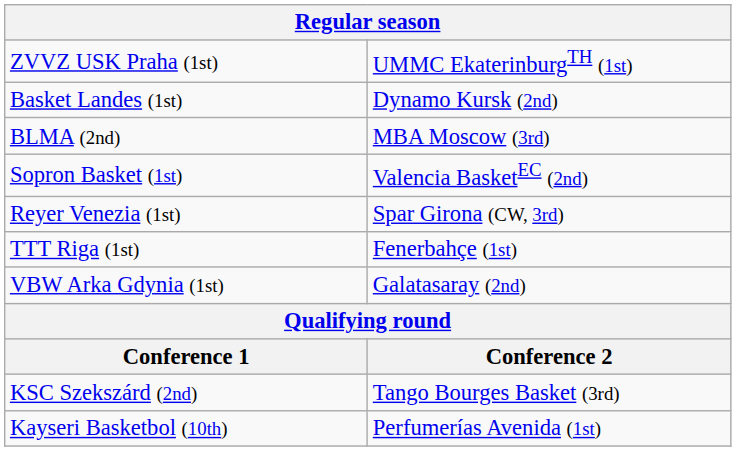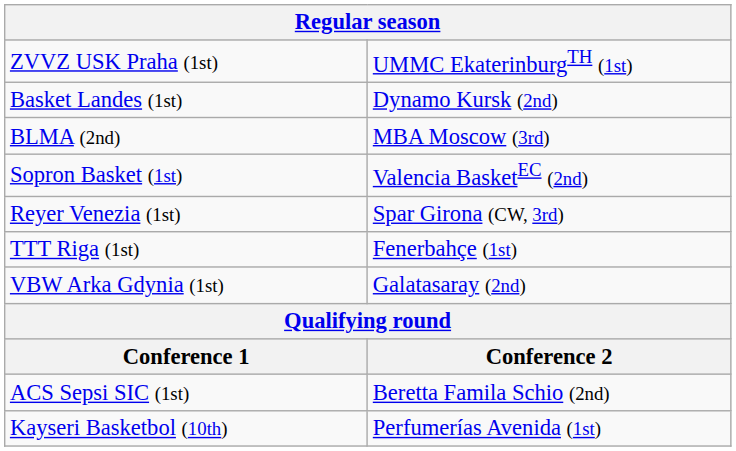- row: (104, 392)
+ row: (100, 392)
